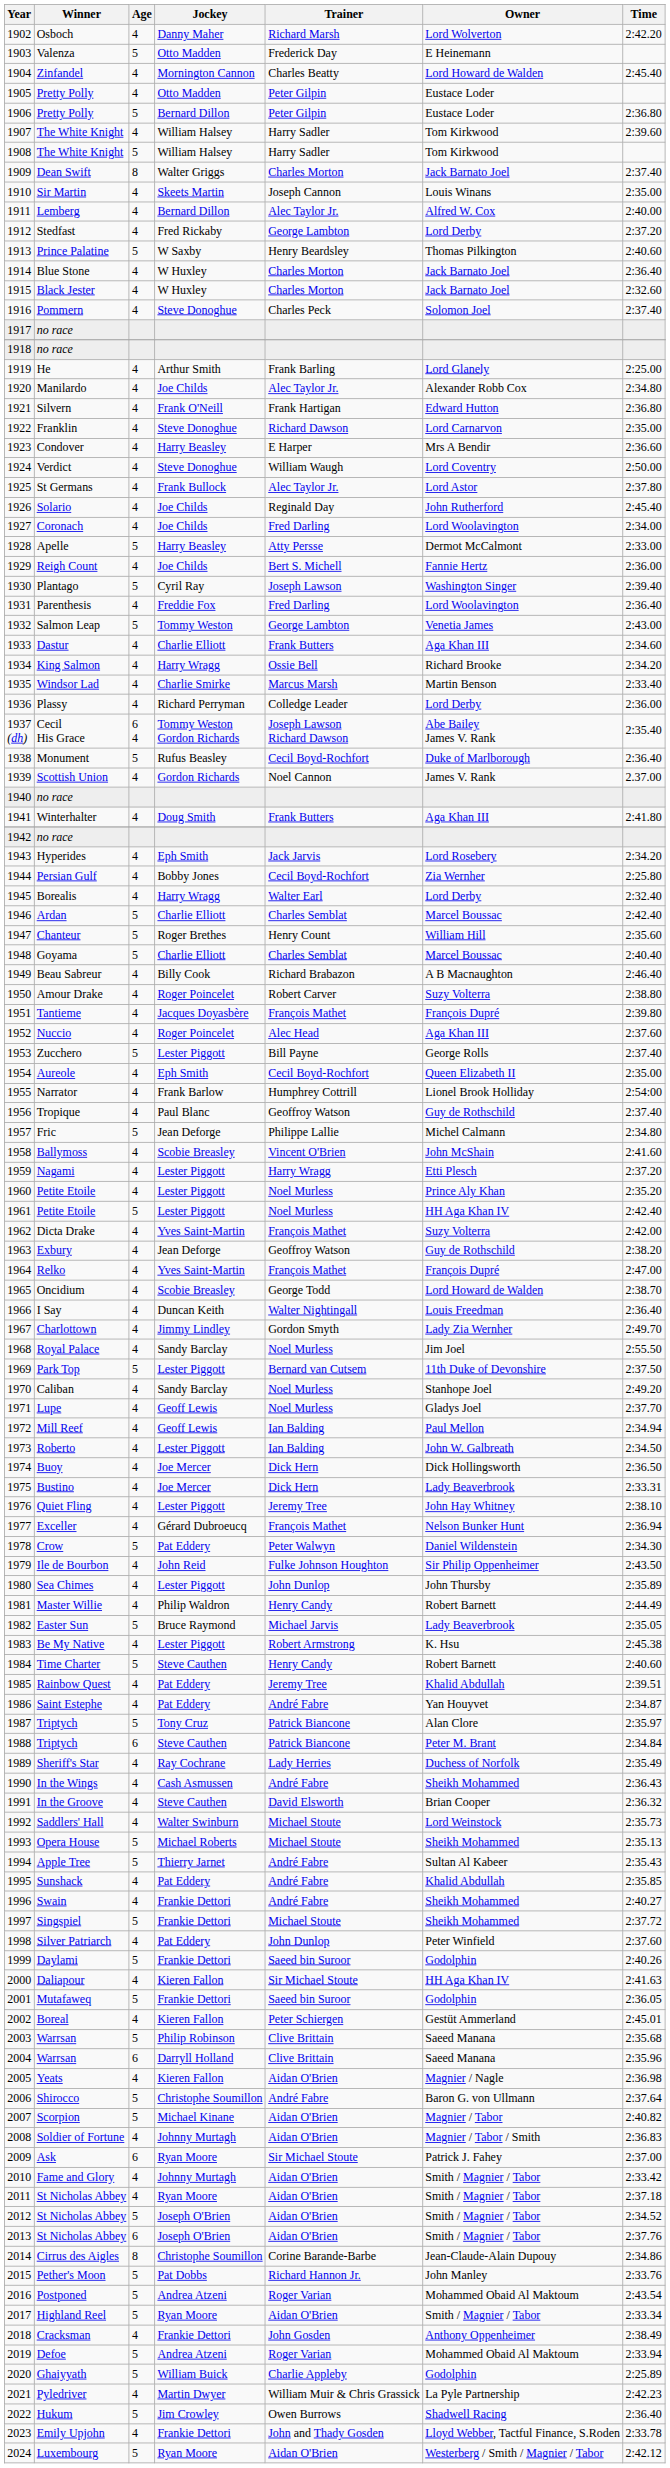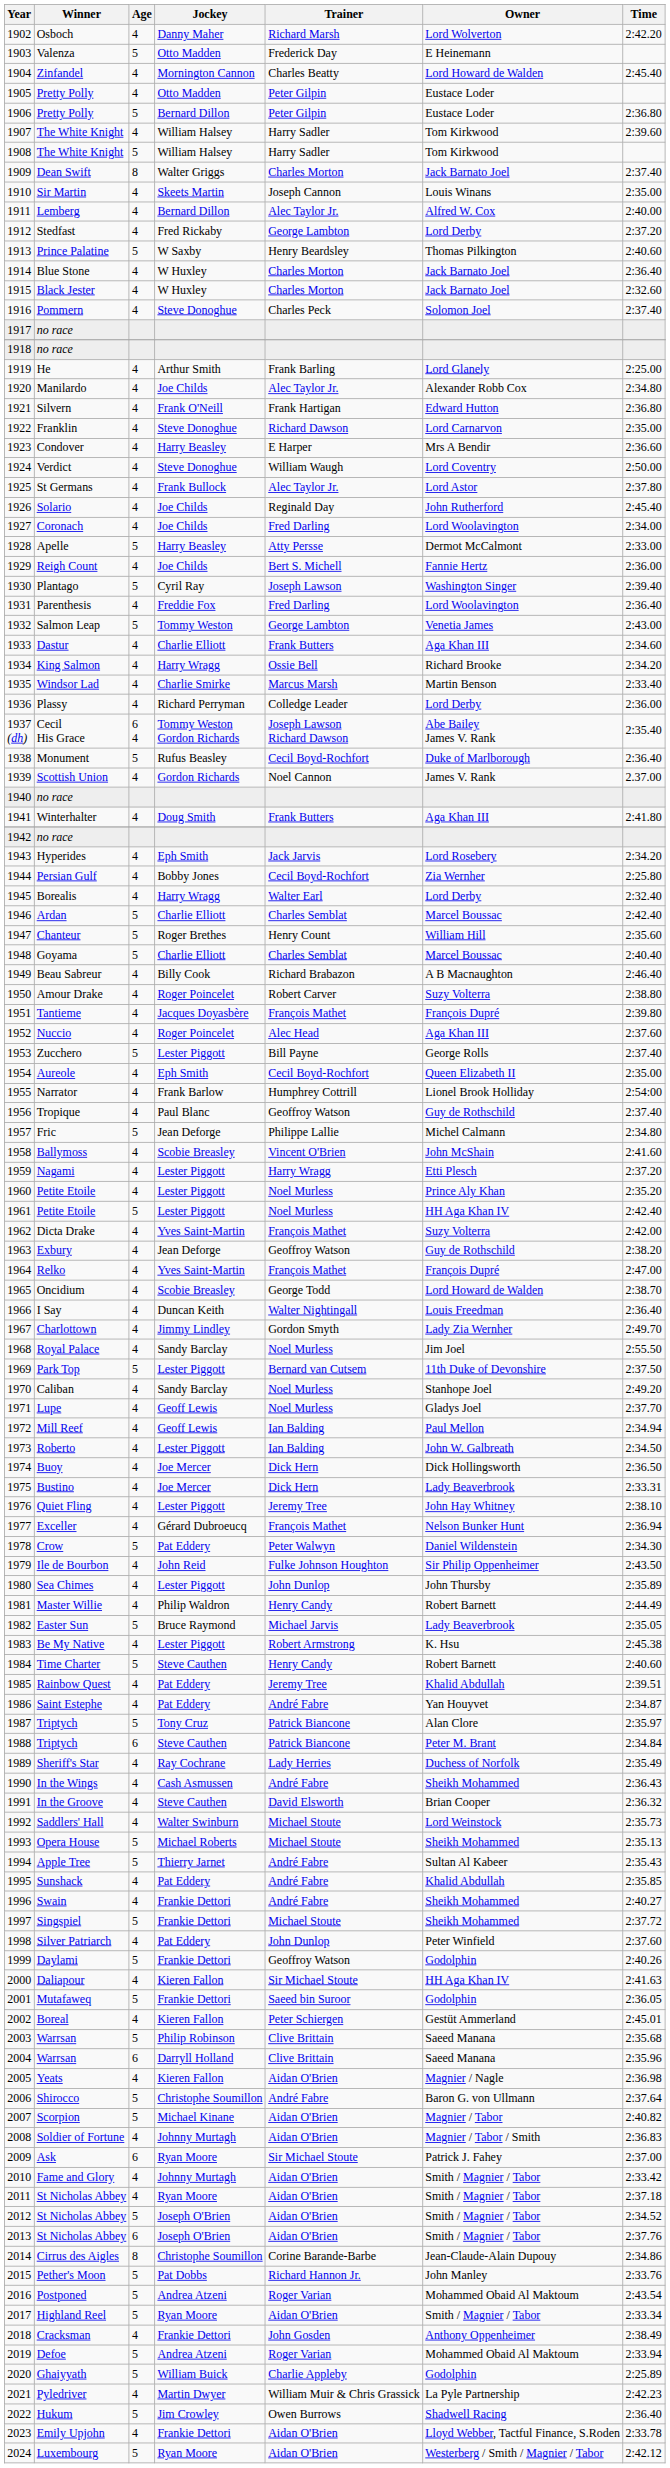(309, 1960) Saeed bin Suroor -> (309, 1960) Geoffroy Watson
(326, 2433) John and Thady Gosden -> (303, 2433) Aidan O'Brien
